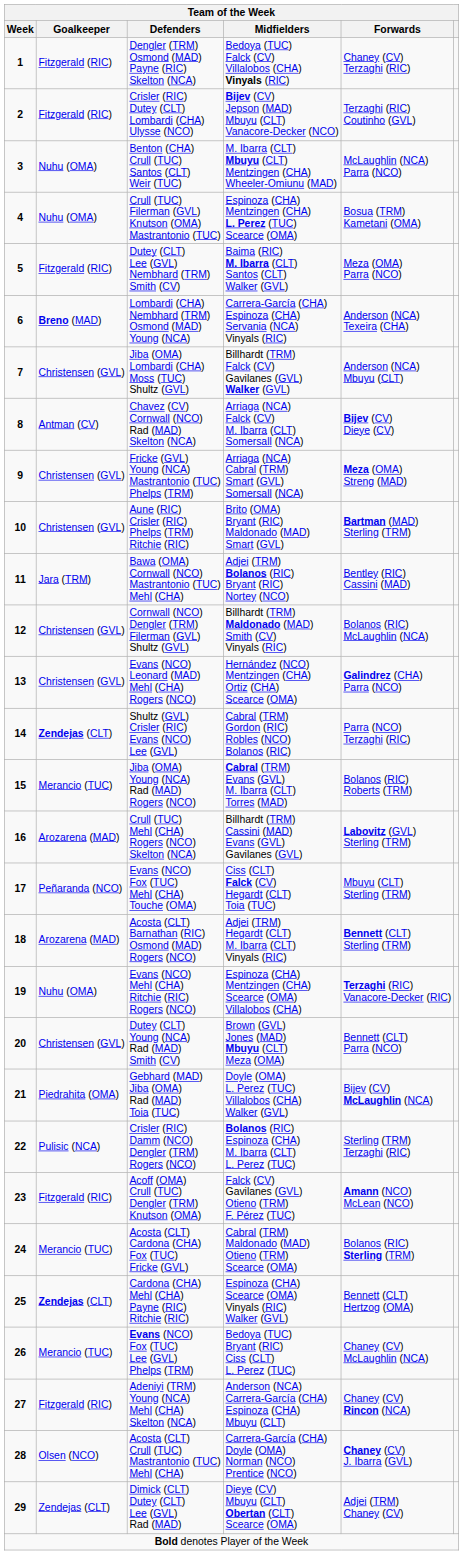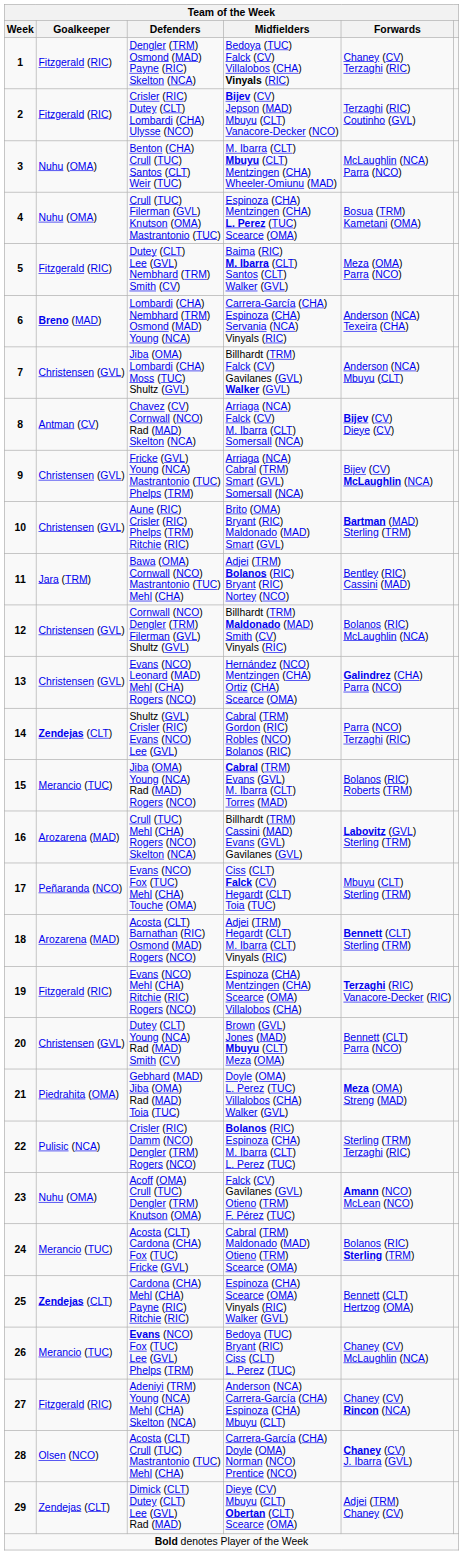(375, 476) Meza (OMA) Streng (MAD) -> (388, 476) Bijev (CV) McLaughlin (NCA)
(68, 991) Nuhu (OMA) -> (75, 991) Fitzgerald (RIC)
(388, 1095) Bijev (CV) McLaughlin (NCA) -> (375, 1095) Meza (OMA) Streng (MAD)
(75, 1198) Fitzgerald (RIC) -> (68, 1198) Nuhu (OMA)
